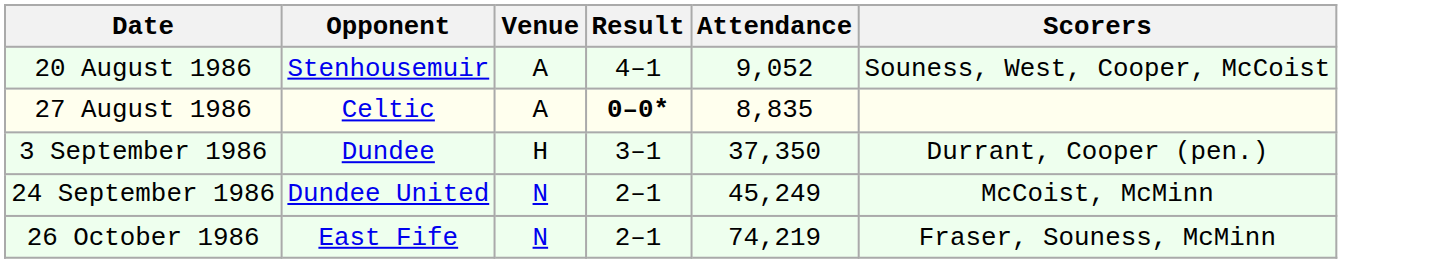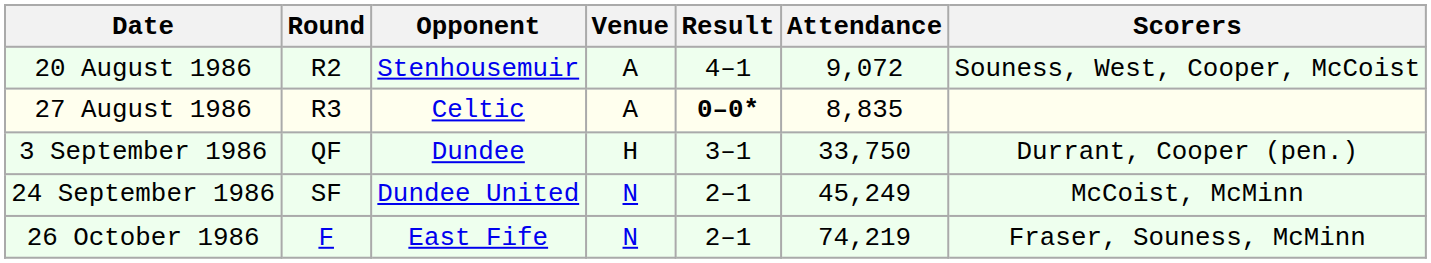+ column: (326, 26)
(775, 68) 9,052 -> (865, 68) 9,072
(775, 153) 37,350 -> (865, 153) 33,750
